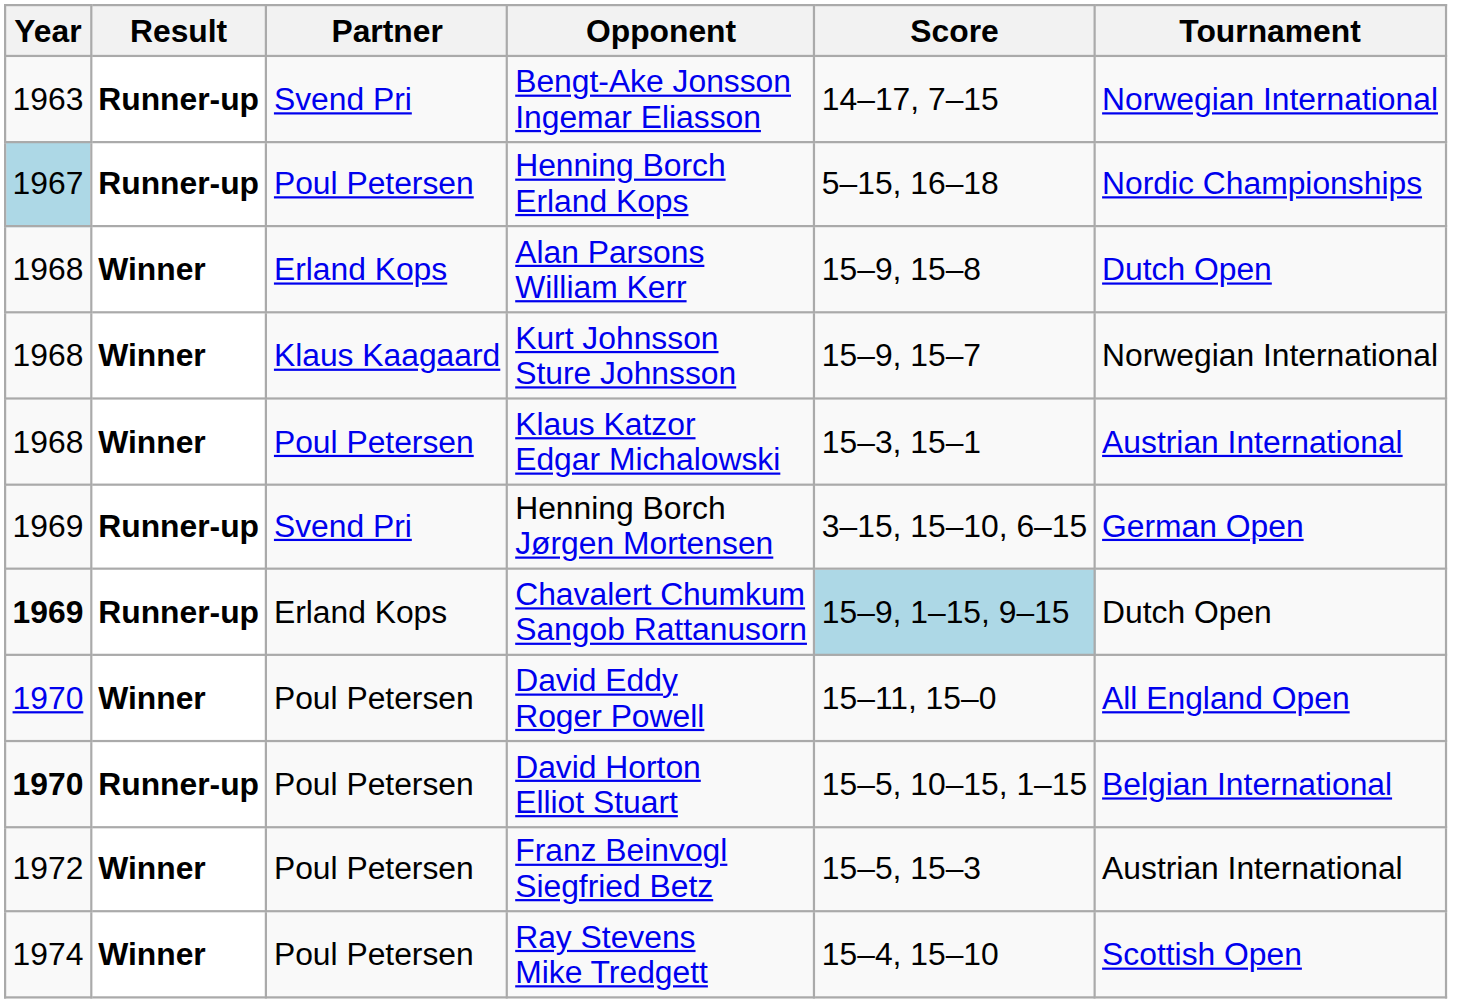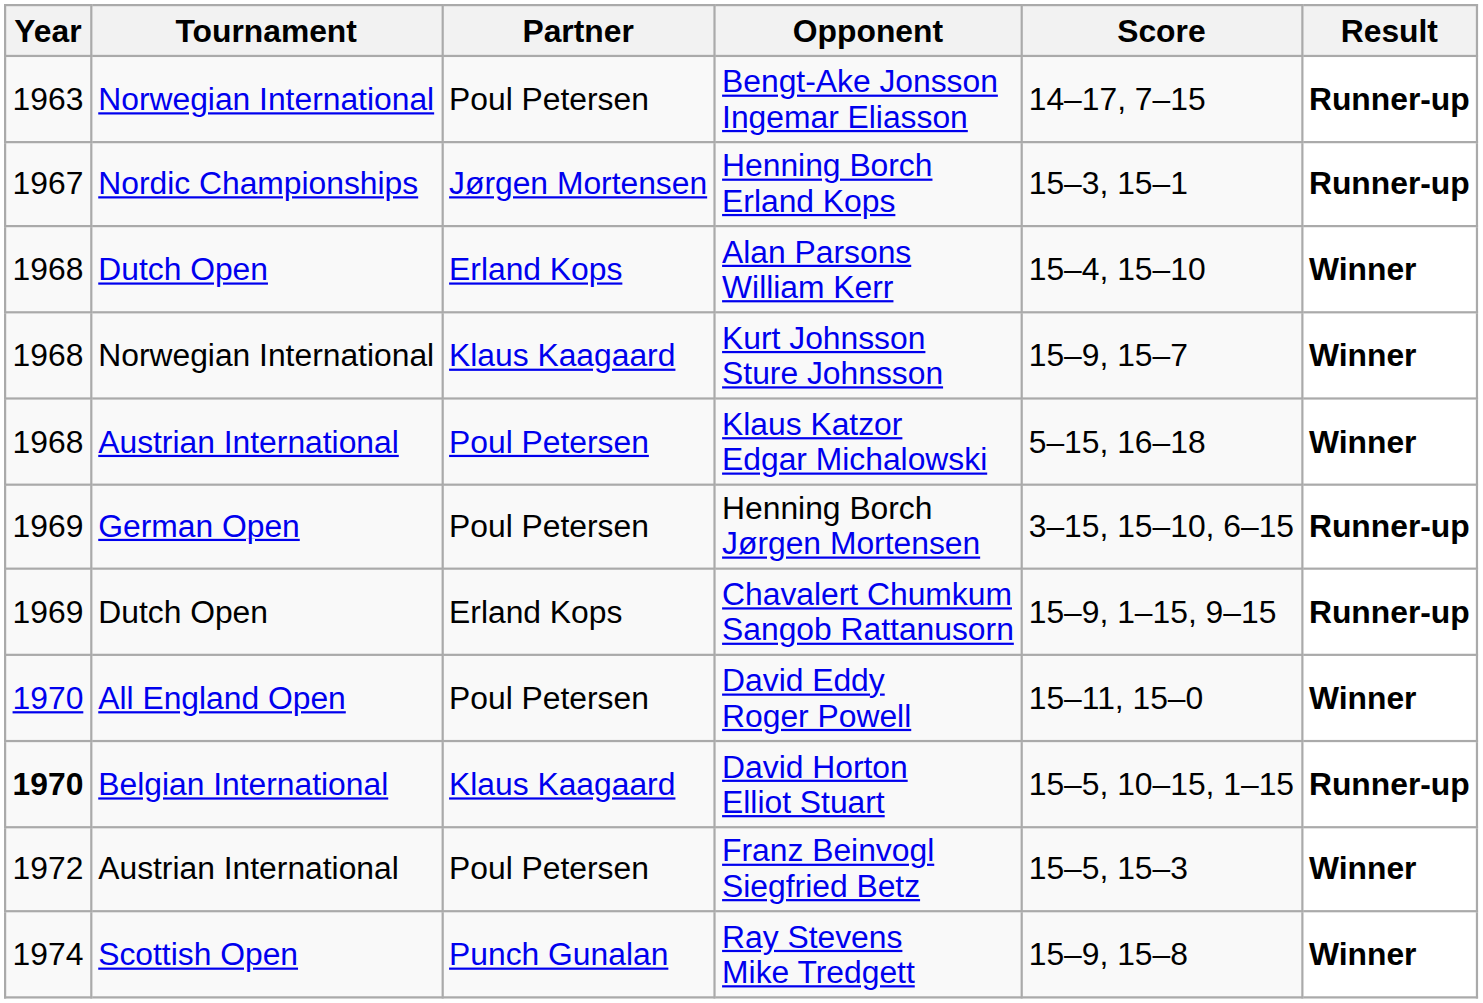columns swapped: (1270, 31) <-> (179, 31)
(343, 99) Svend Pri -> (549, 99) Poul Petersen
(48, 184) lightblue background -> (48, 184) no background
(374, 184) Poul Petersen -> (578, 184) Jørgen Mortensen
(910, 184) 5–15, 16–18 -> (1108, 184) 15–3, 15–1
(901, 270) 15–9, 15–8 -> (1117, 270) 15–4, 15–10
(901, 441) 15–3, 15–1 -> (1117, 441) 5–15, 16–18
(343, 527) Svend Pri -> (549, 527) Poul Petersen
(48, 612) bold -> (48, 612) normal
(946, 612) lightblue background -> (1153, 612) no background
(374, 784) Poul Petersen -> (562, 784) Klaus Kaagaard
(374, 955) Poul Petersen -> (559, 955) Punch Gunalan
(910, 955) 15–4, 15–10 -> (1108, 955) 15–9, 15–8
